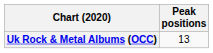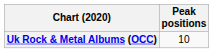(184, 39) 13 -> (184, 39) 10
